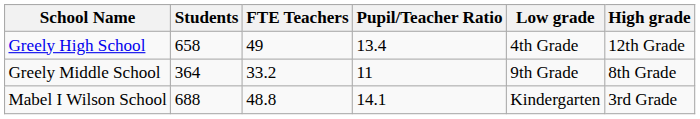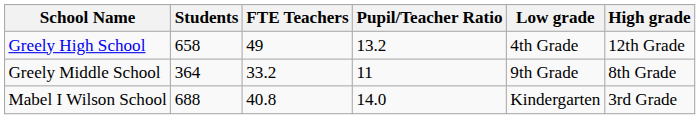(371, 45) 13.4 -> (371, 45) 13.2
(261, 99) 48.8 -> (261, 99) 40.8
(371, 99) 14.1 -> (371, 99) 14.0
